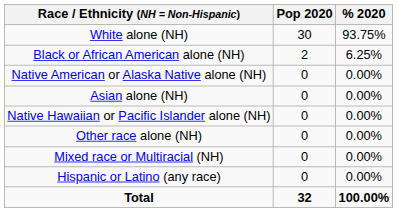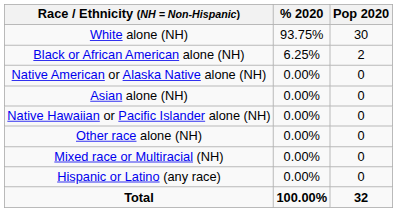columns swapped: (305, 14) <-> (364, 14)
